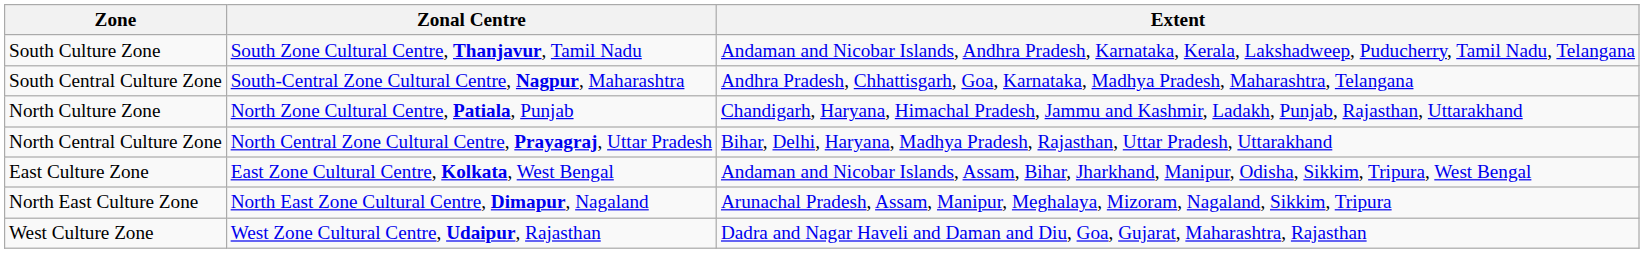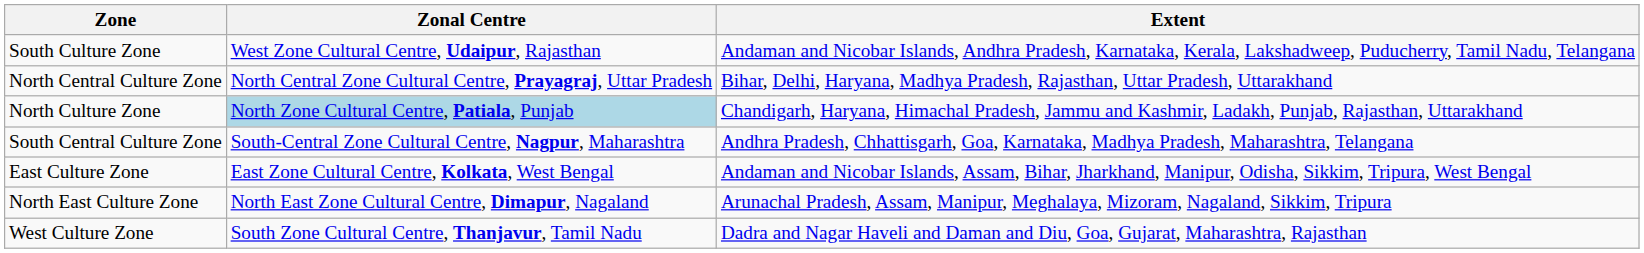(436, 50) South Zone Cultural Centre, Thanjavur, Tamil Nadu -> (416, 50) West Zone Cultural Centre, Udaipur, Rajasthan
rows swapped: (115, 80) <-> (115, 141)
(402, 111) no background -> (402, 111) lightblue background
(416, 232) West Zone Cultural Centre, Udaipur, Rajasthan -> (436, 232) South Zone Cultural Centre, Thanjavur, Tamil Nadu
